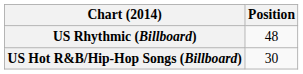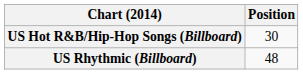rows swapped: (125, 58) <-> (125, 36)
